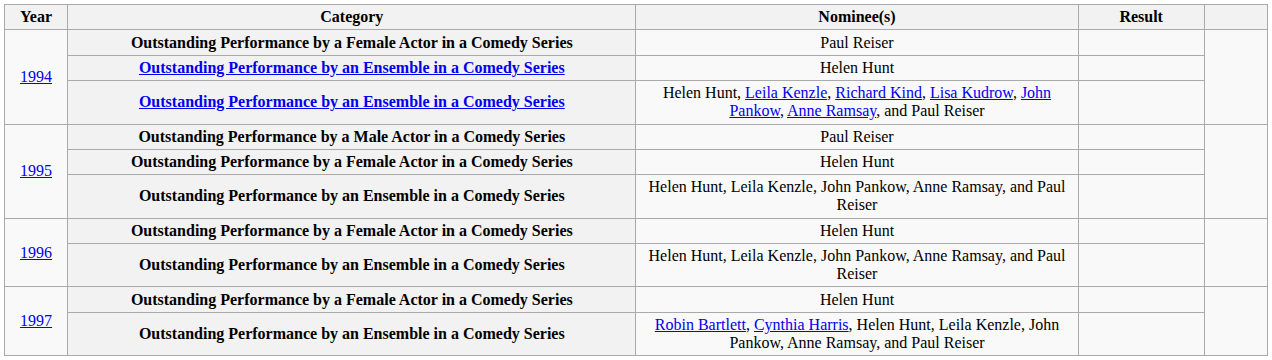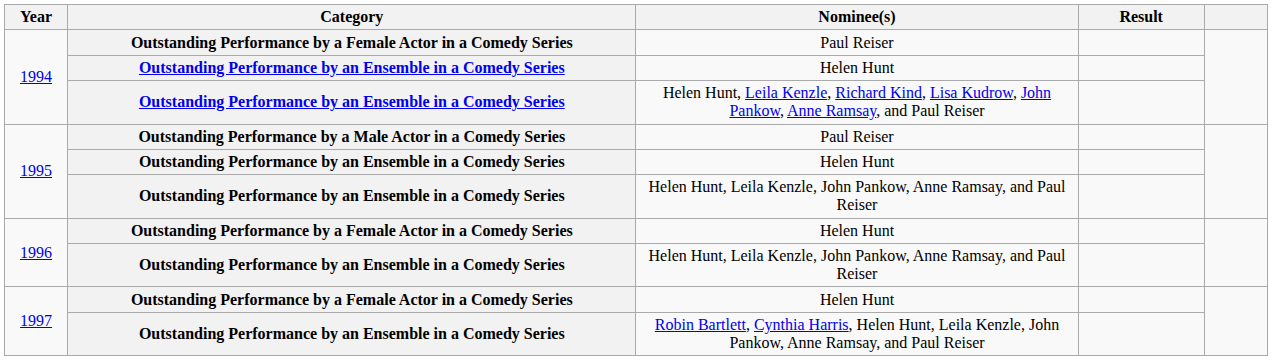(352, 162) Outstanding Performance by a Female Actor in a Comedy Series -> (352, 162) Outstanding Performance by an Ensemble in a Comedy Series
